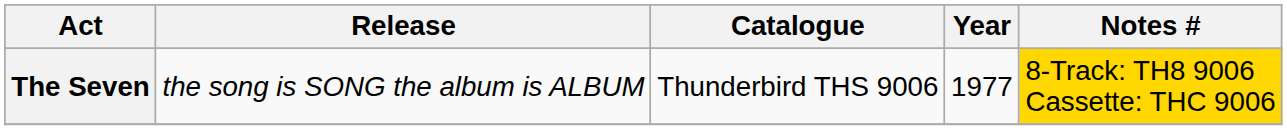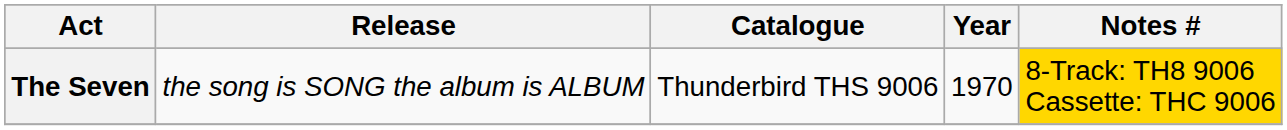(982, 85) 1977 -> (982, 85) 1970
